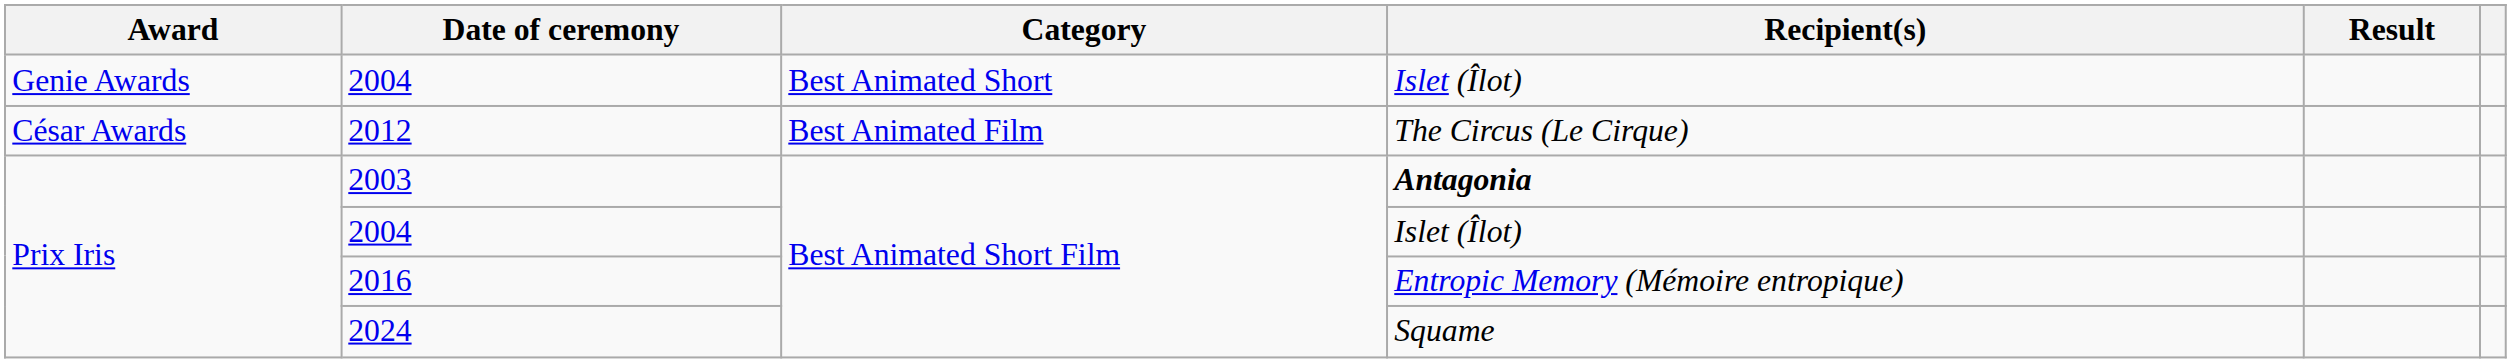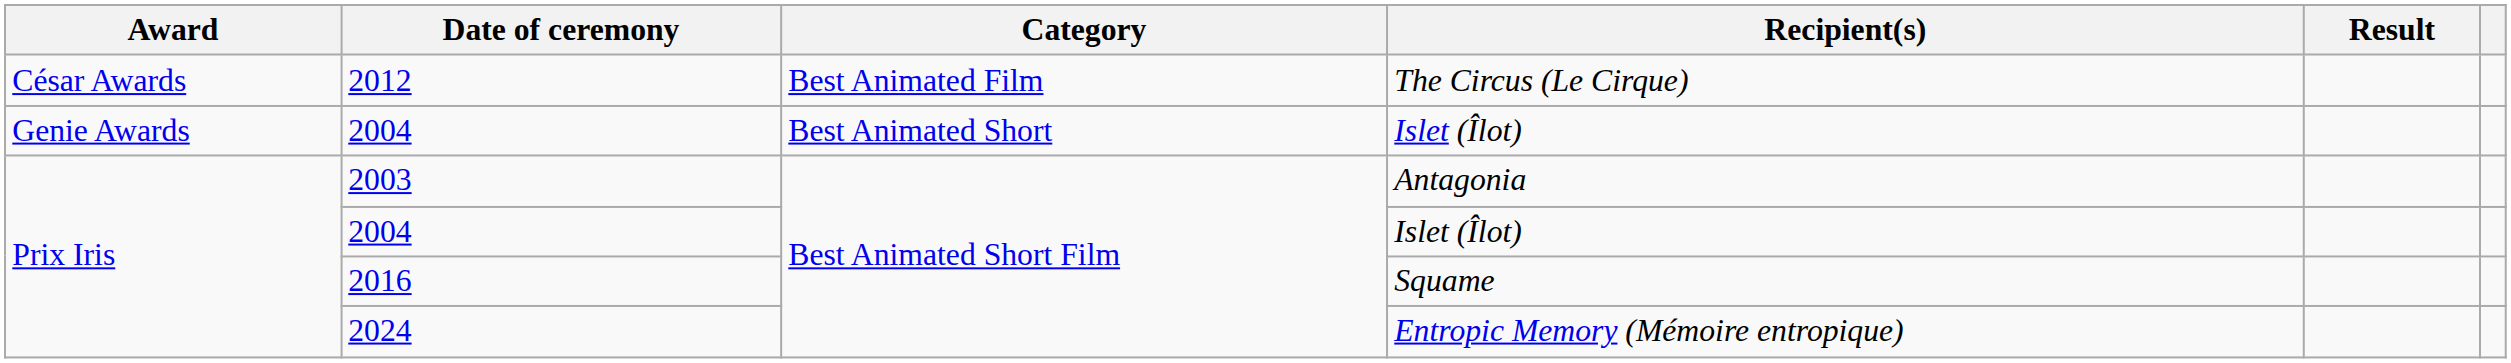rows swapped: (99, 130) <-> (101, 79)
(1463, 180) bold -> (1460, 180) normal
(1649, 280) Entropic Memory (Mémoire entropique) -> (1444, 280) Squame
(1444, 331) Squame -> (1649, 331) Entropic Memory (Mémoire entropique)
